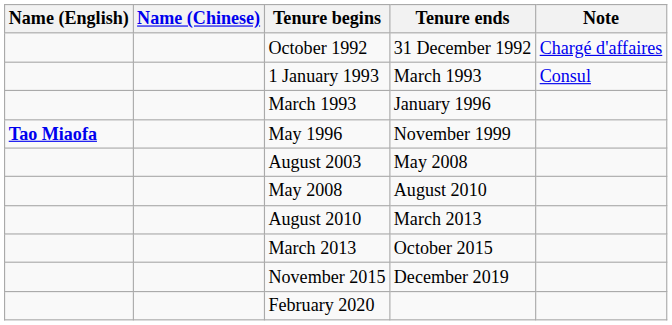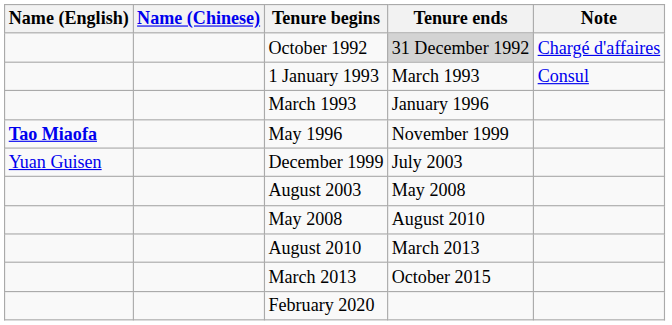(463, 47) no background -> (461, 47) lightgrey background
+ row: (326, 162)
- row: (327, 276)
